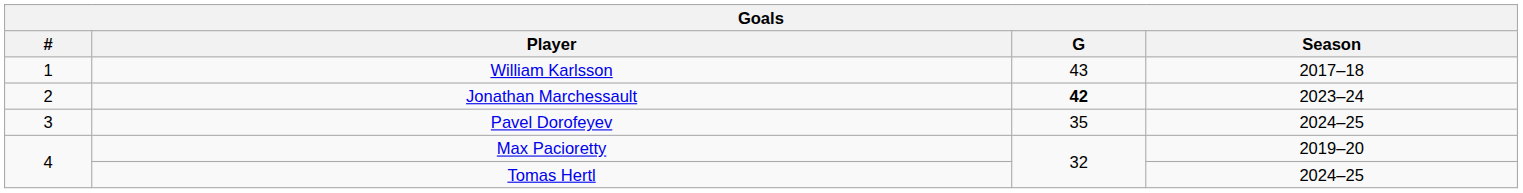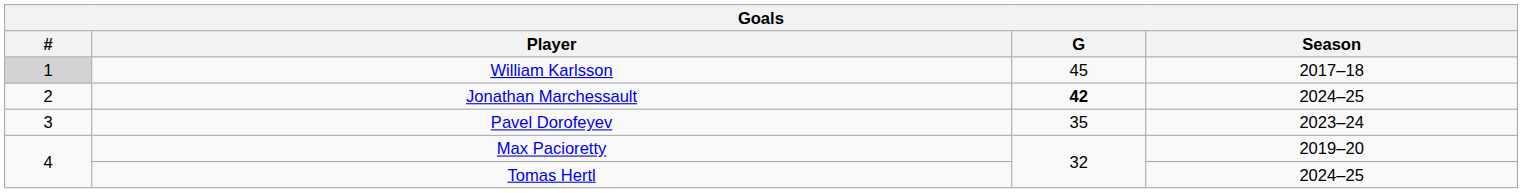(48, 70) no background -> (48, 70) lightgrey background
(1079, 70) 43 -> (1079, 70) 45
(1332, 97) 2023–24 -> (1332, 97) 2024–25
(1332, 123) 2024–25 -> (1332, 123) 2023–24
